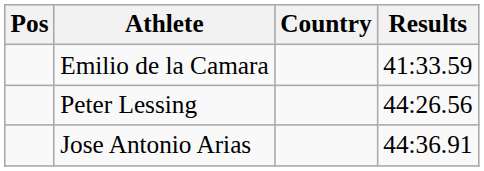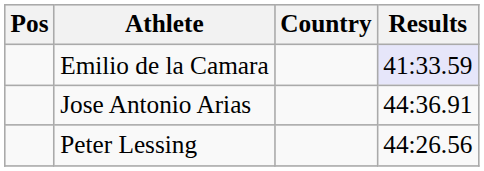(428, 64) no background -> (428, 64) lavender background
rows swapped: (129, 104) <-> (156, 144)
